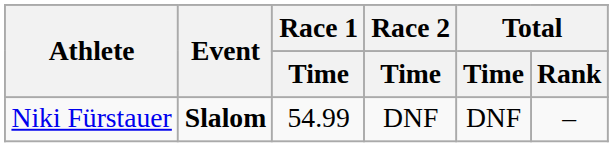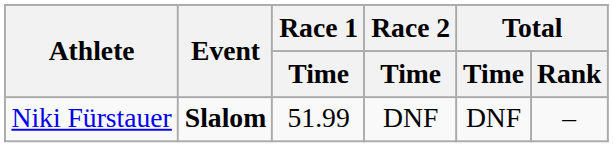(319, 118) 54.99 -> (319, 118) 51.99
